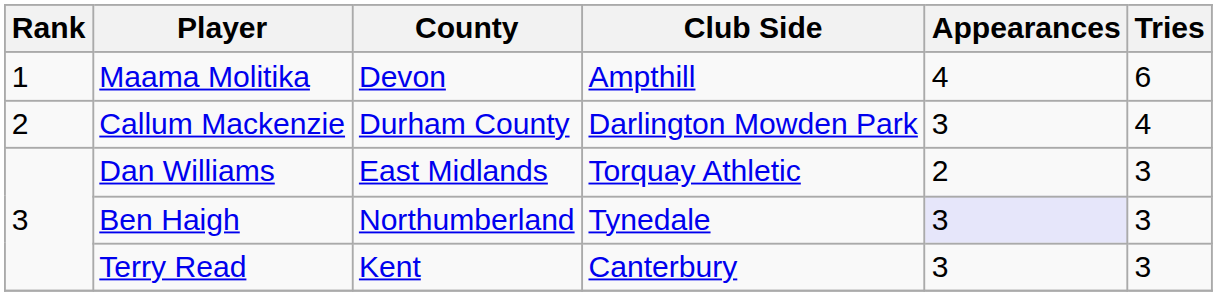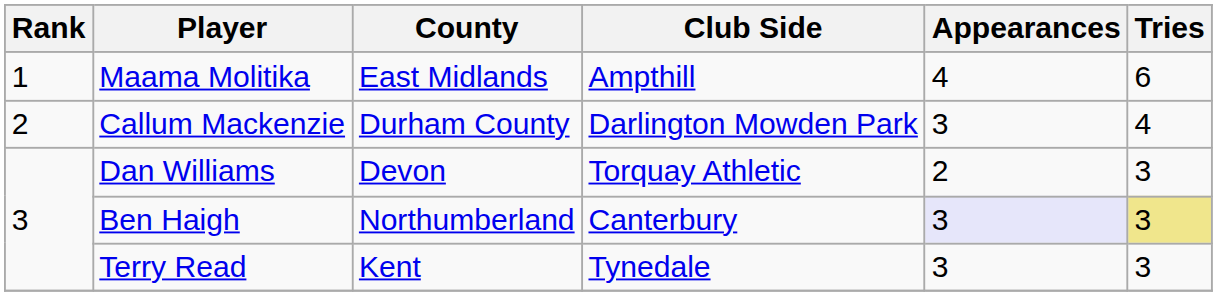(402, 76) Devon -> (453, 76) East Midlands
(453, 171) East Midlands -> (402, 171) Devon
(650, 219) Tynedale -> (663, 219) Canterbury
(1143, 219) no background -> (1143, 219) khaki background
(663, 266) Canterbury -> (650, 266) Tynedale
